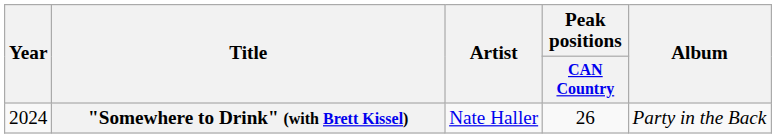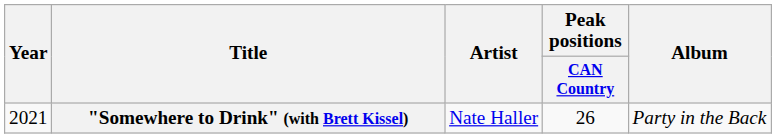(28, 117) 2024 -> (28, 117) 2021
